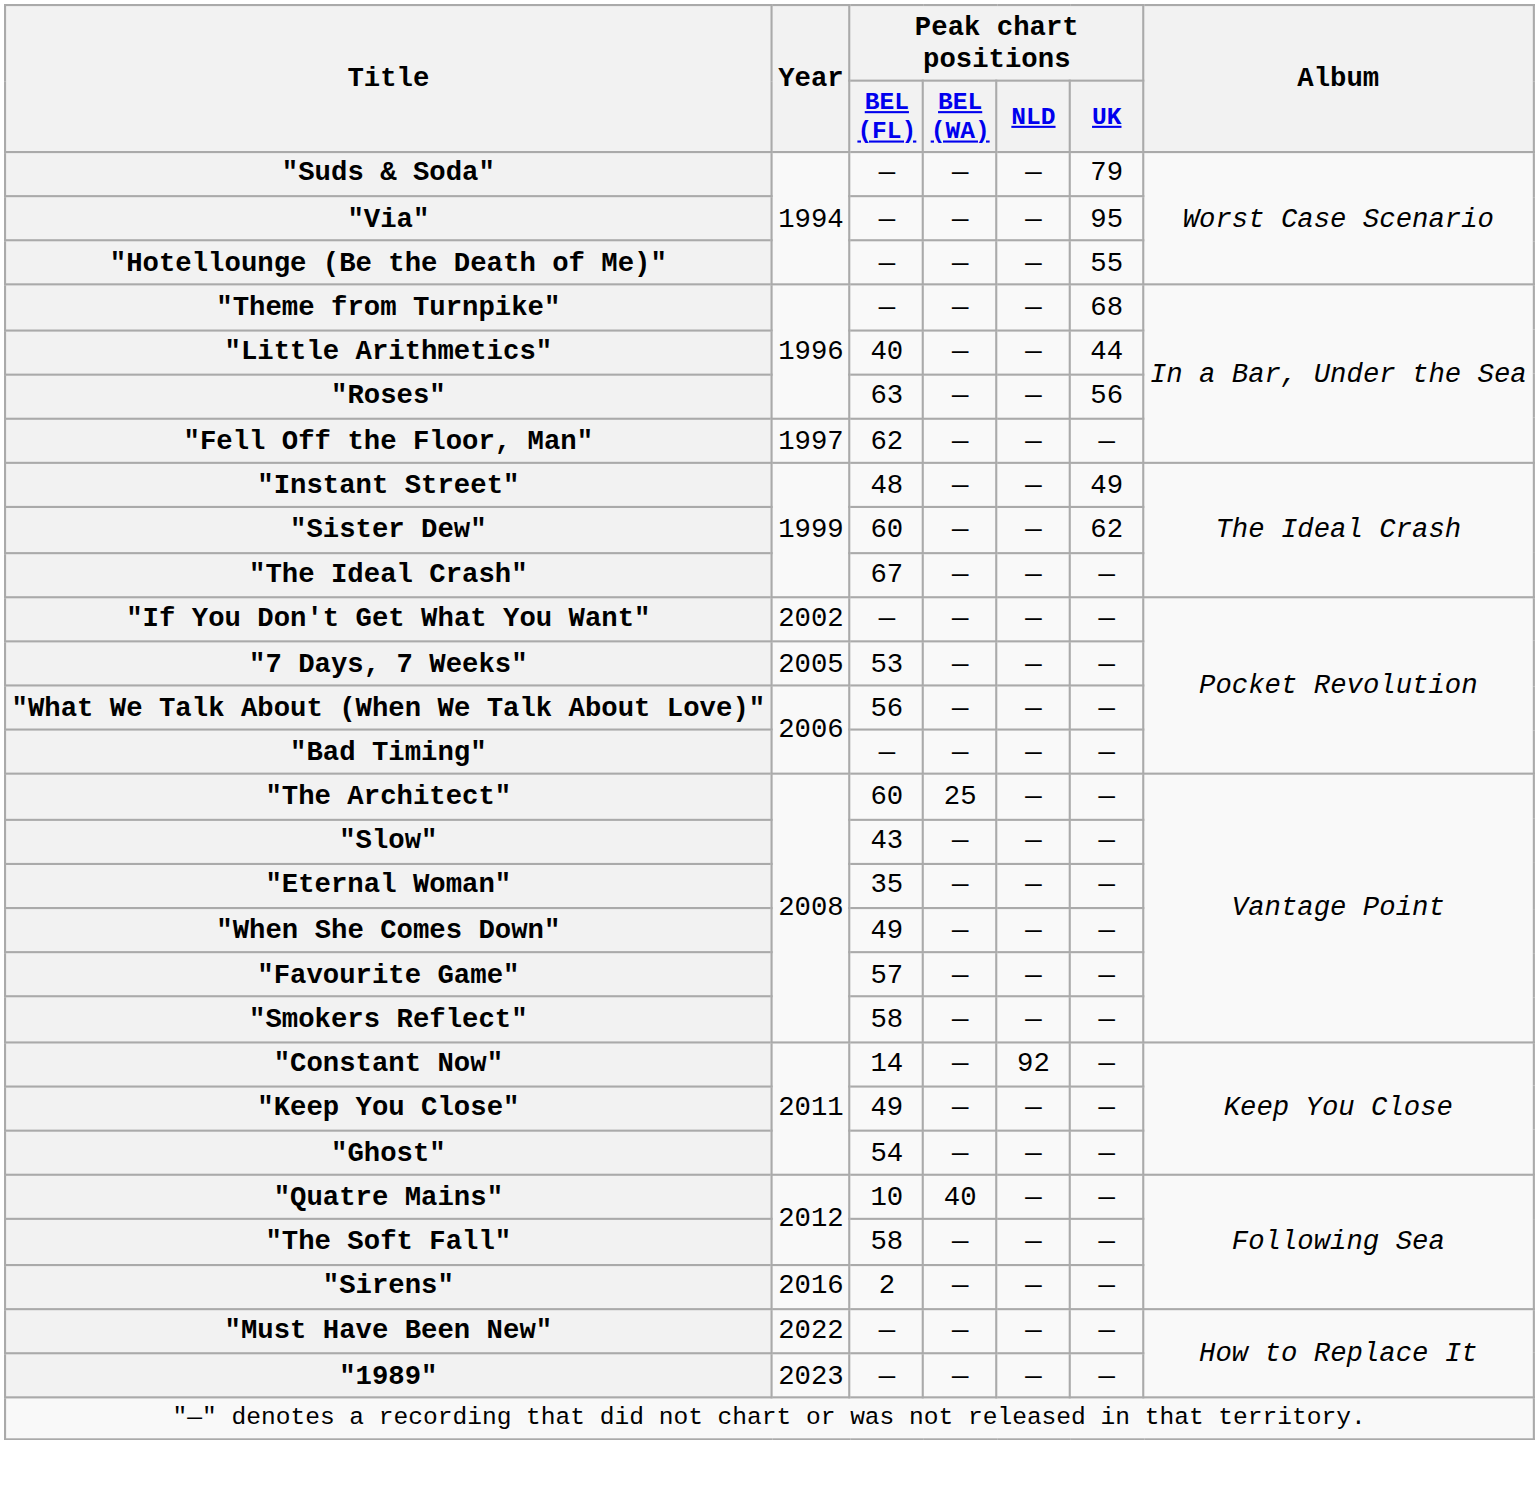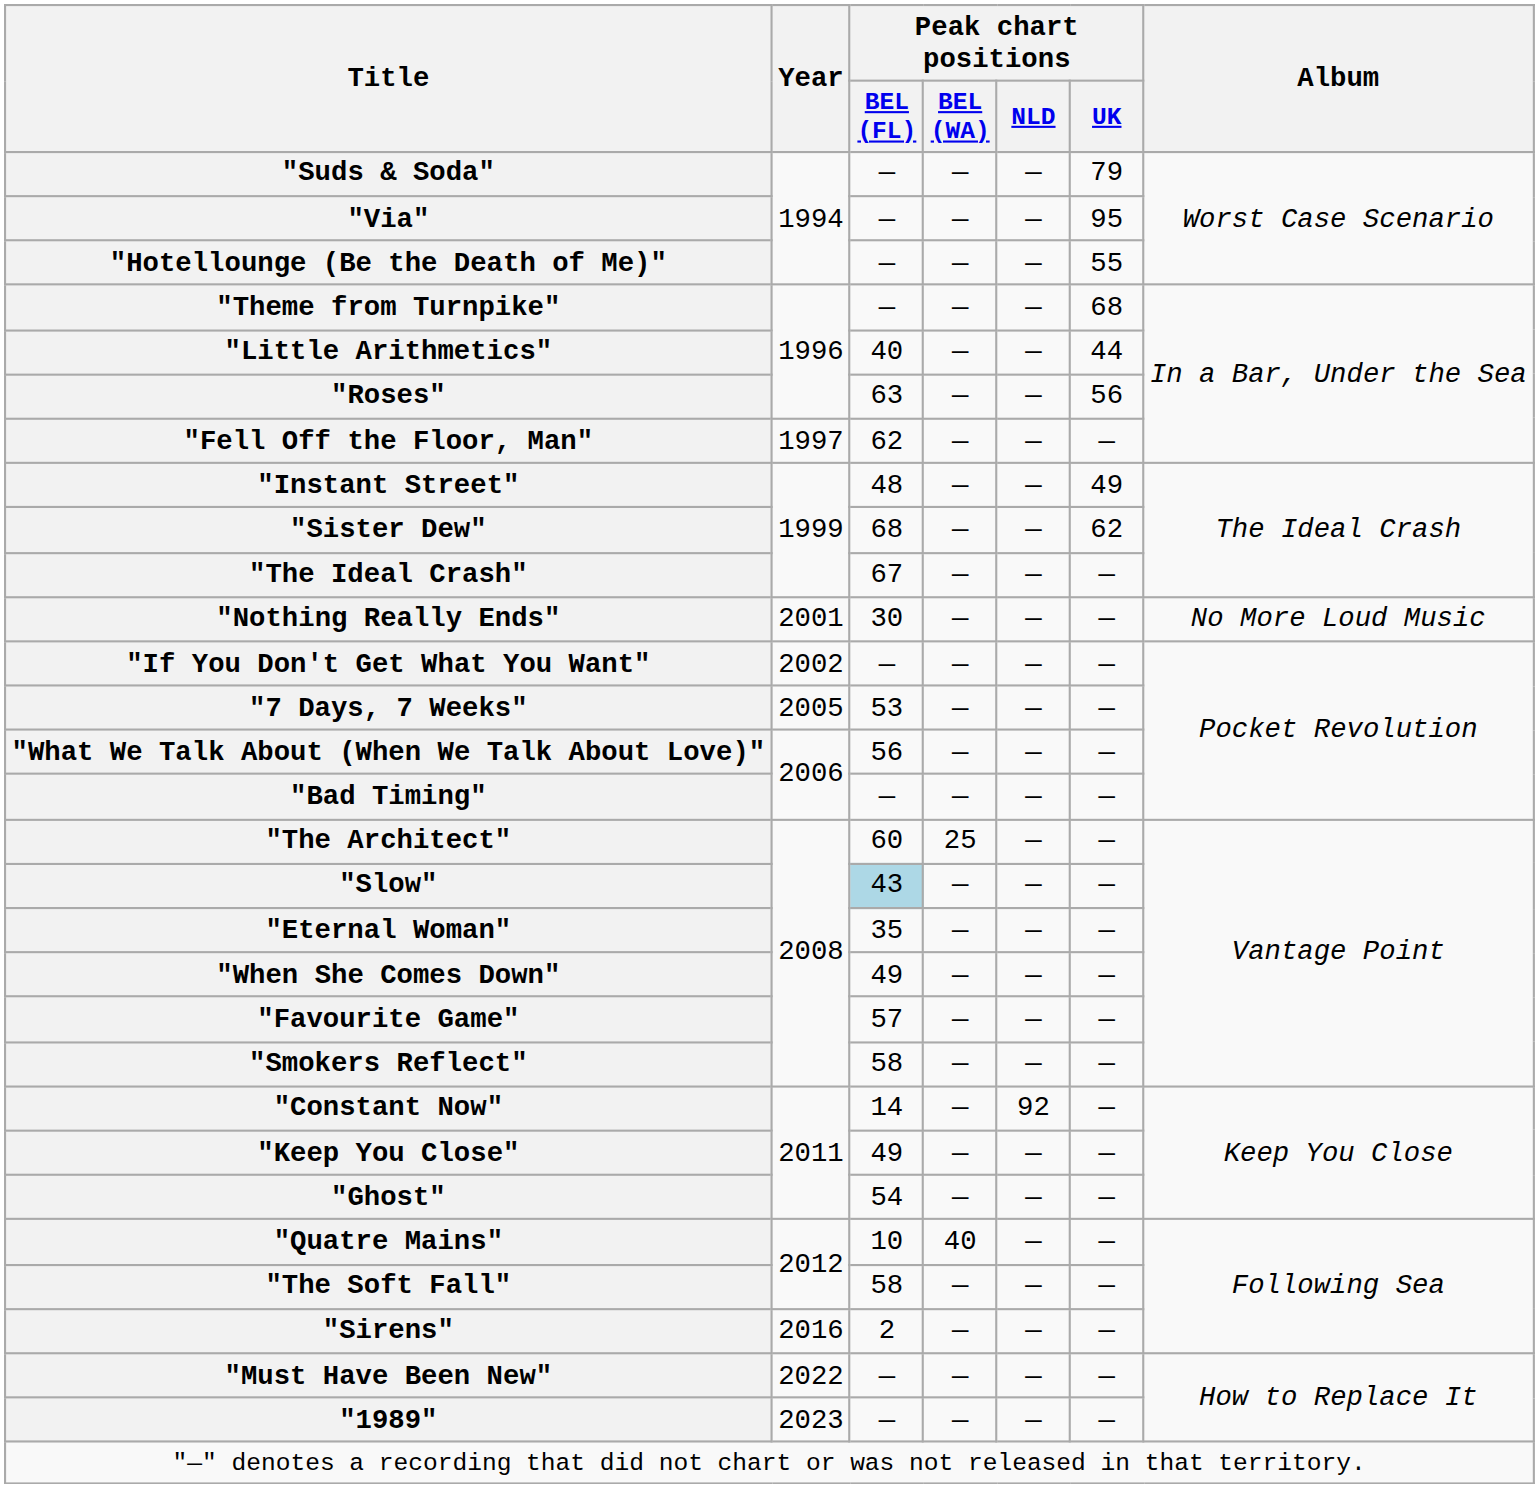(887, 530) 60 -> (887, 530) 68
+ row: (388, 619)
(887, 841) no background -> (887, 886) lightblue background
